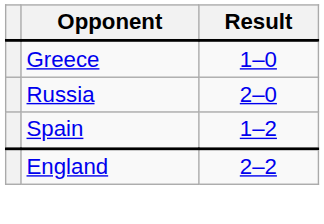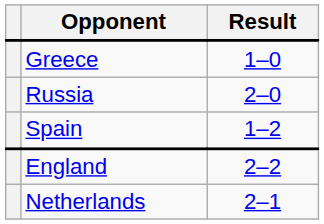+ row: (85, 201)
